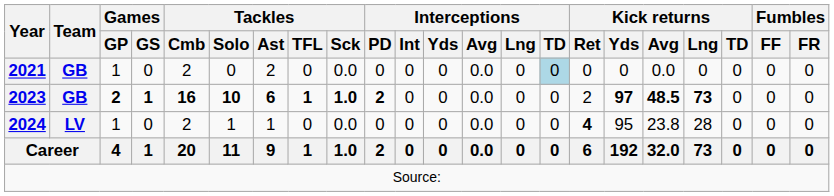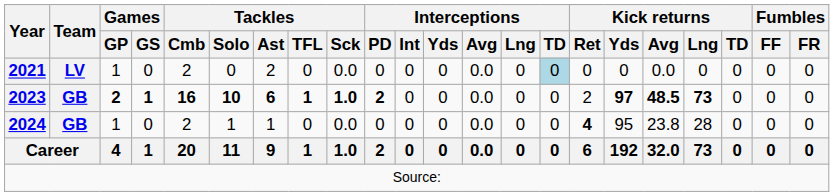(75, 71) GB -> (75, 71) LV
(75, 124) LV -> (75, 124) GB
